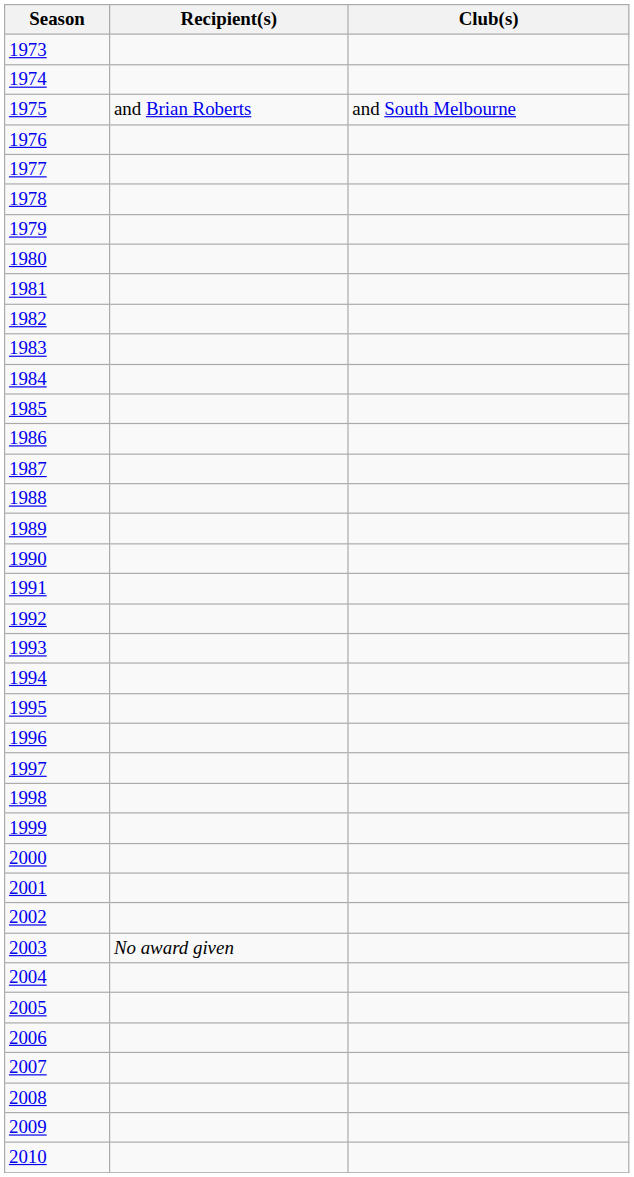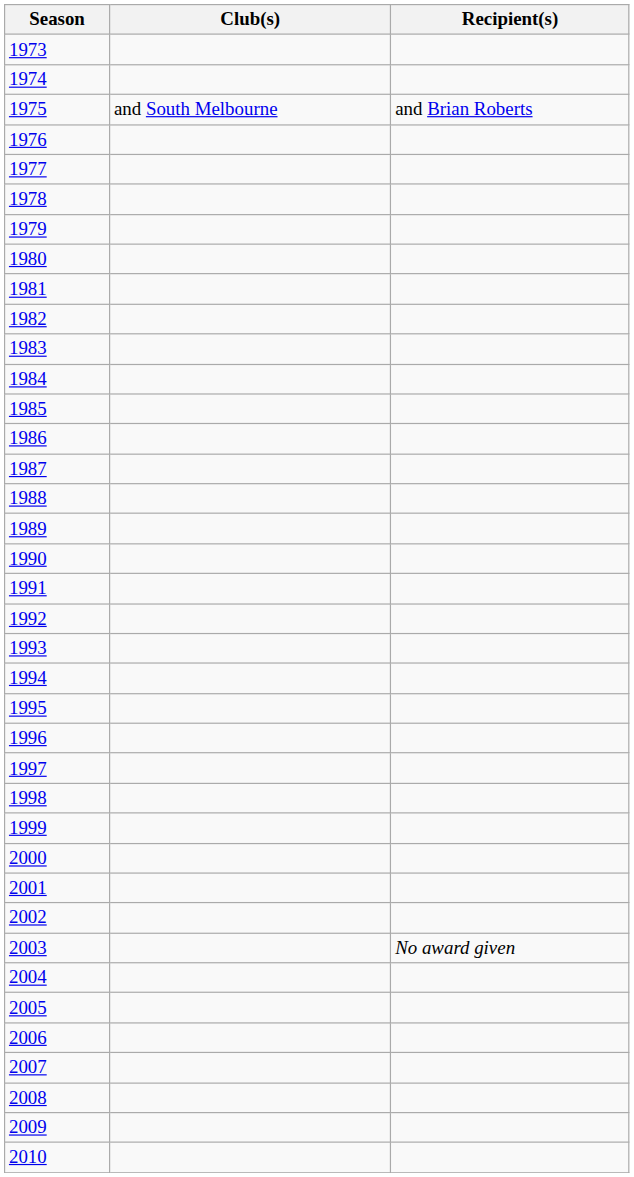columns swapped: (229, 19) <-> (489, 19)
